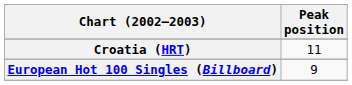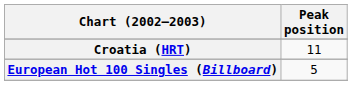(314, 70) 9 -> (314, 70) 5
